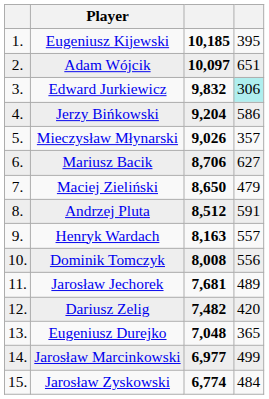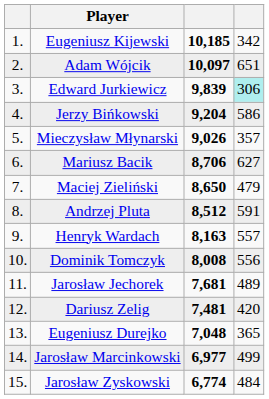(249, 41) 395 -> (249, 41) 342
(209, 89) 9,832 -> (209, 89) 9,839
(209, 308) 7,482 -> (209, 308) 7,481
